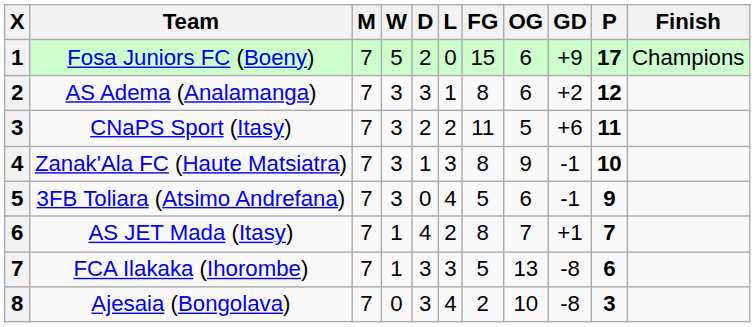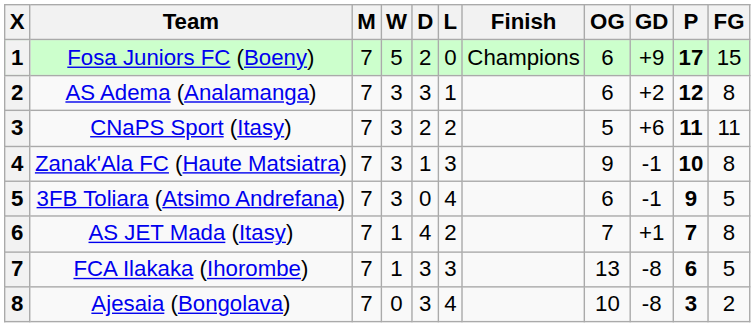columns swapped: (483, 22) <-> (688, 22)
